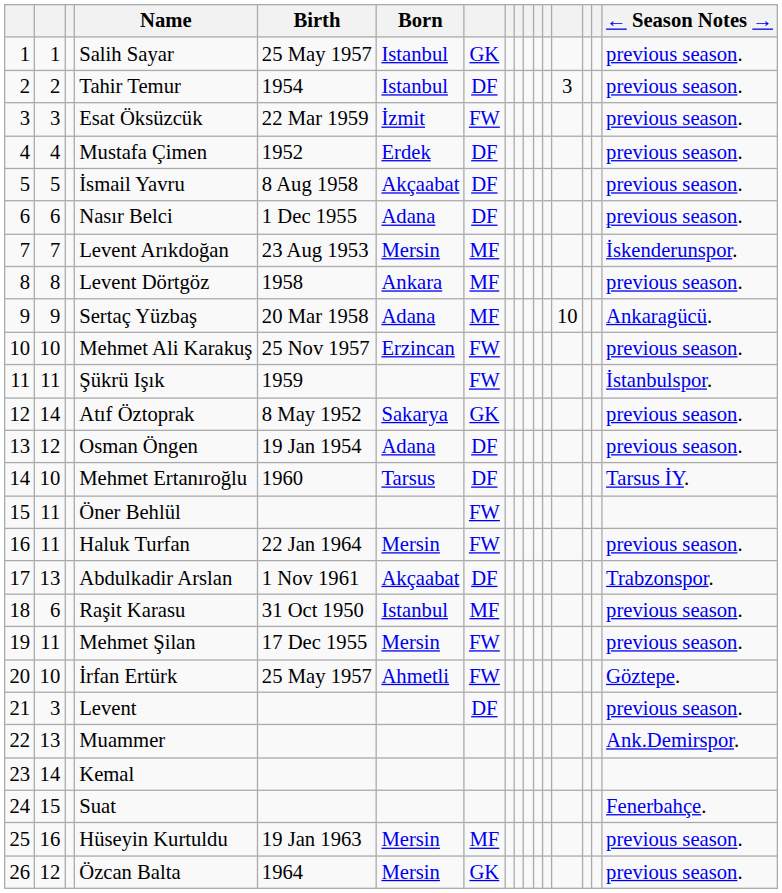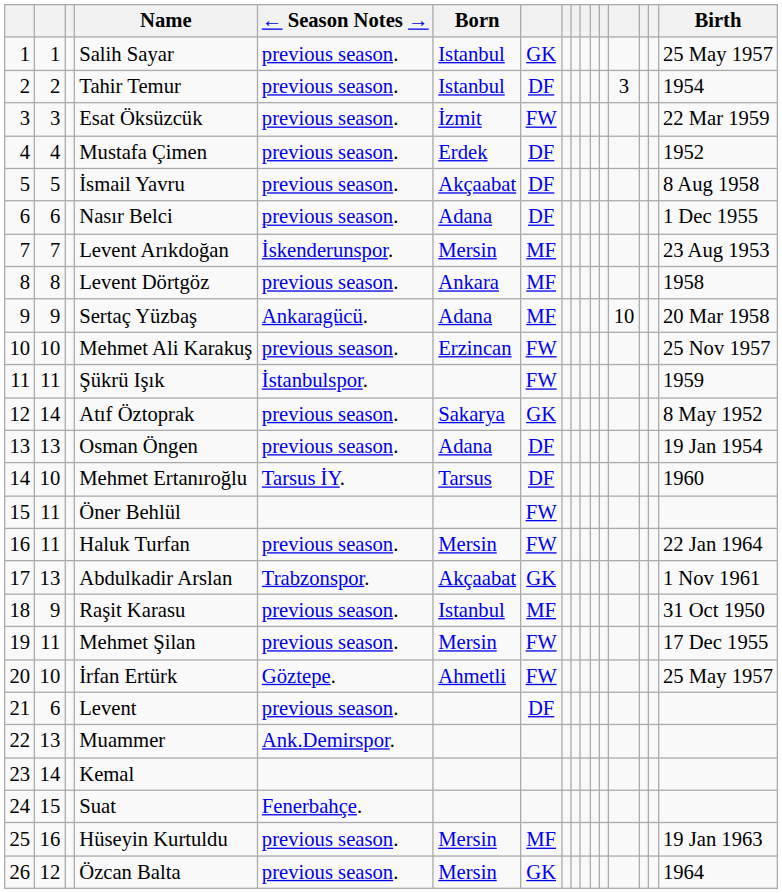columns swapped: (317, 20) <-> (690, 20)
(50, 446) 12 -> (50, 446) 13
(484, 577) DF -> (541, 577) GK
(55, 610) 6 -> (55, 610) 9
(55, 708) 3 -> (55, 708) 6
